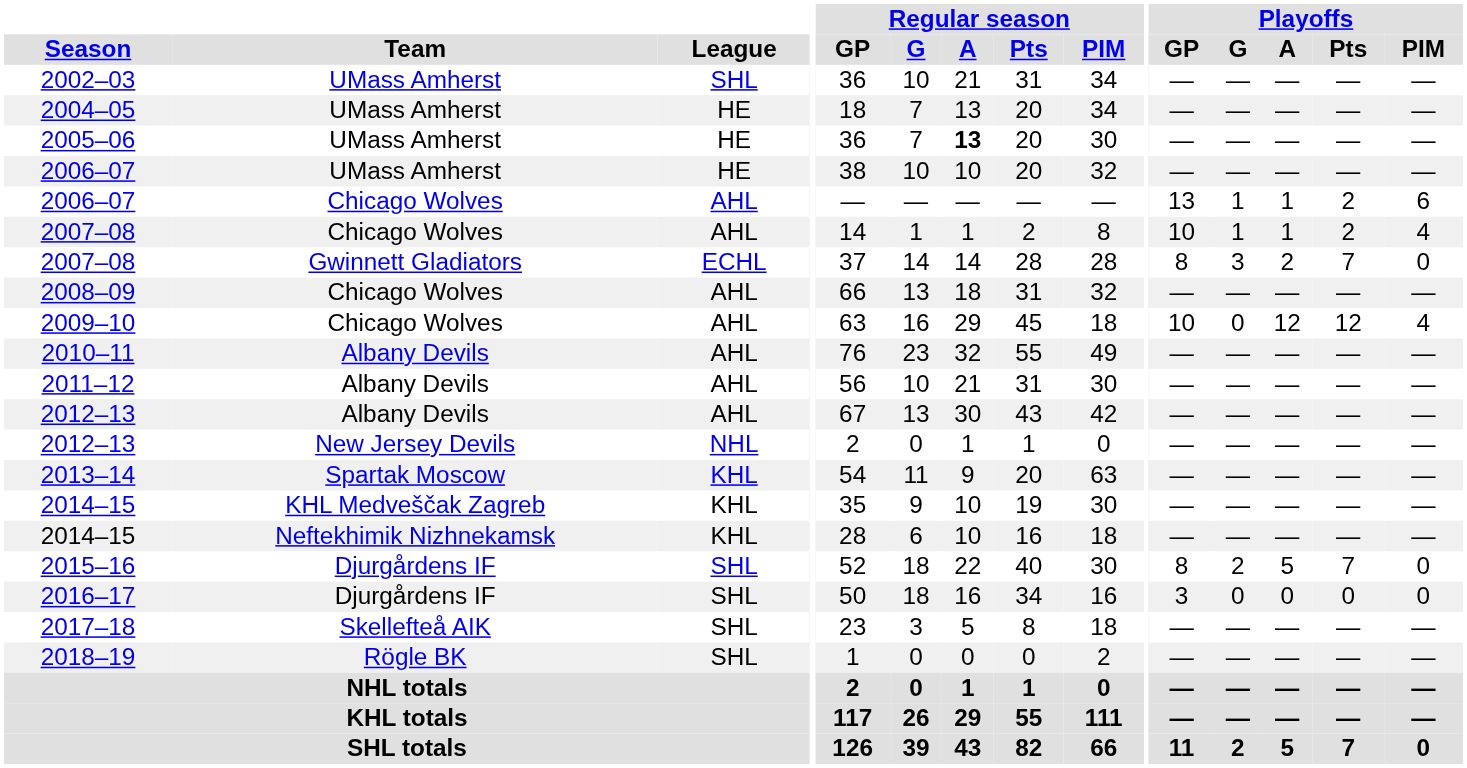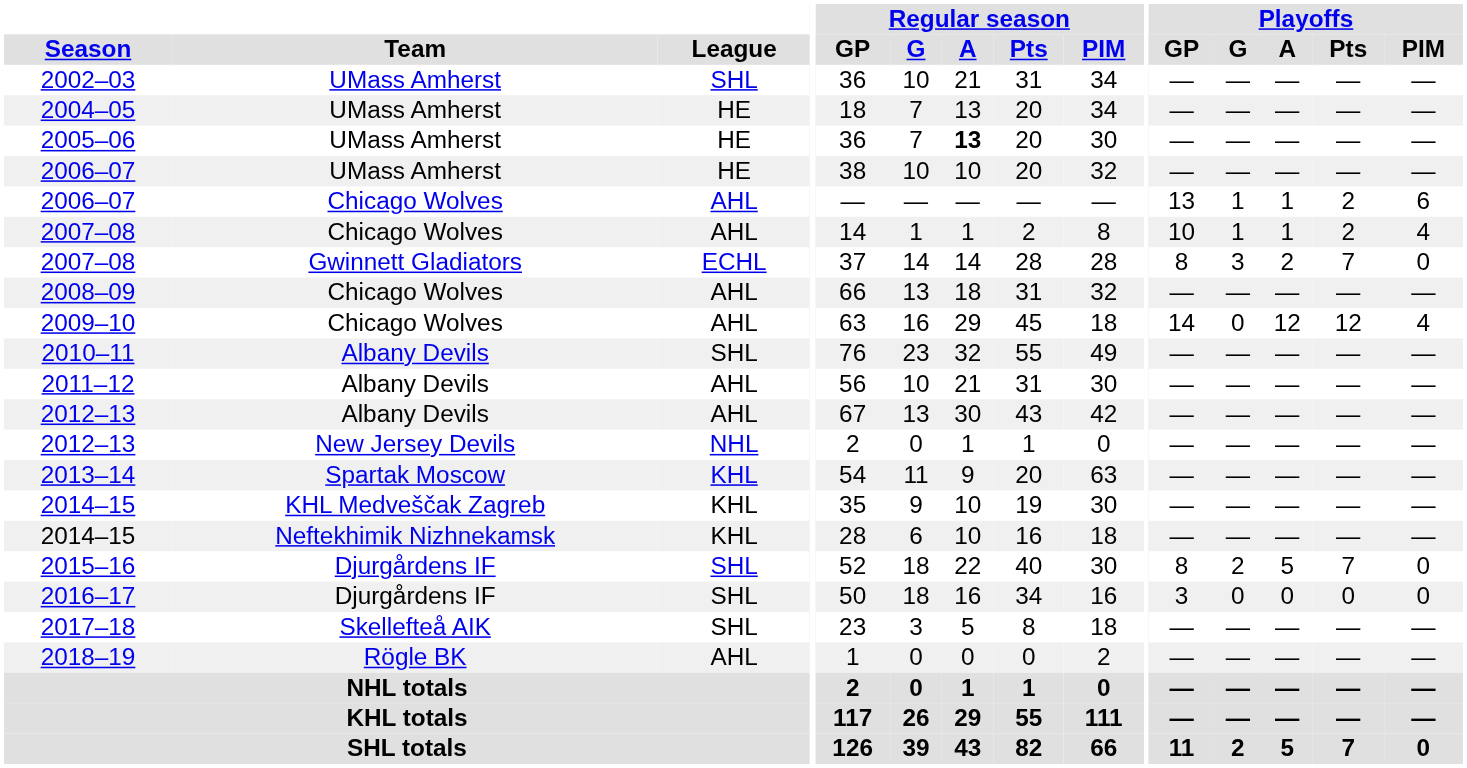(1182, 322) 10 -> (1182, 322) 14
(734, 353) AHL -> (734, 353) SHL
(734, 657) SHL -> (734, 657) AHL
